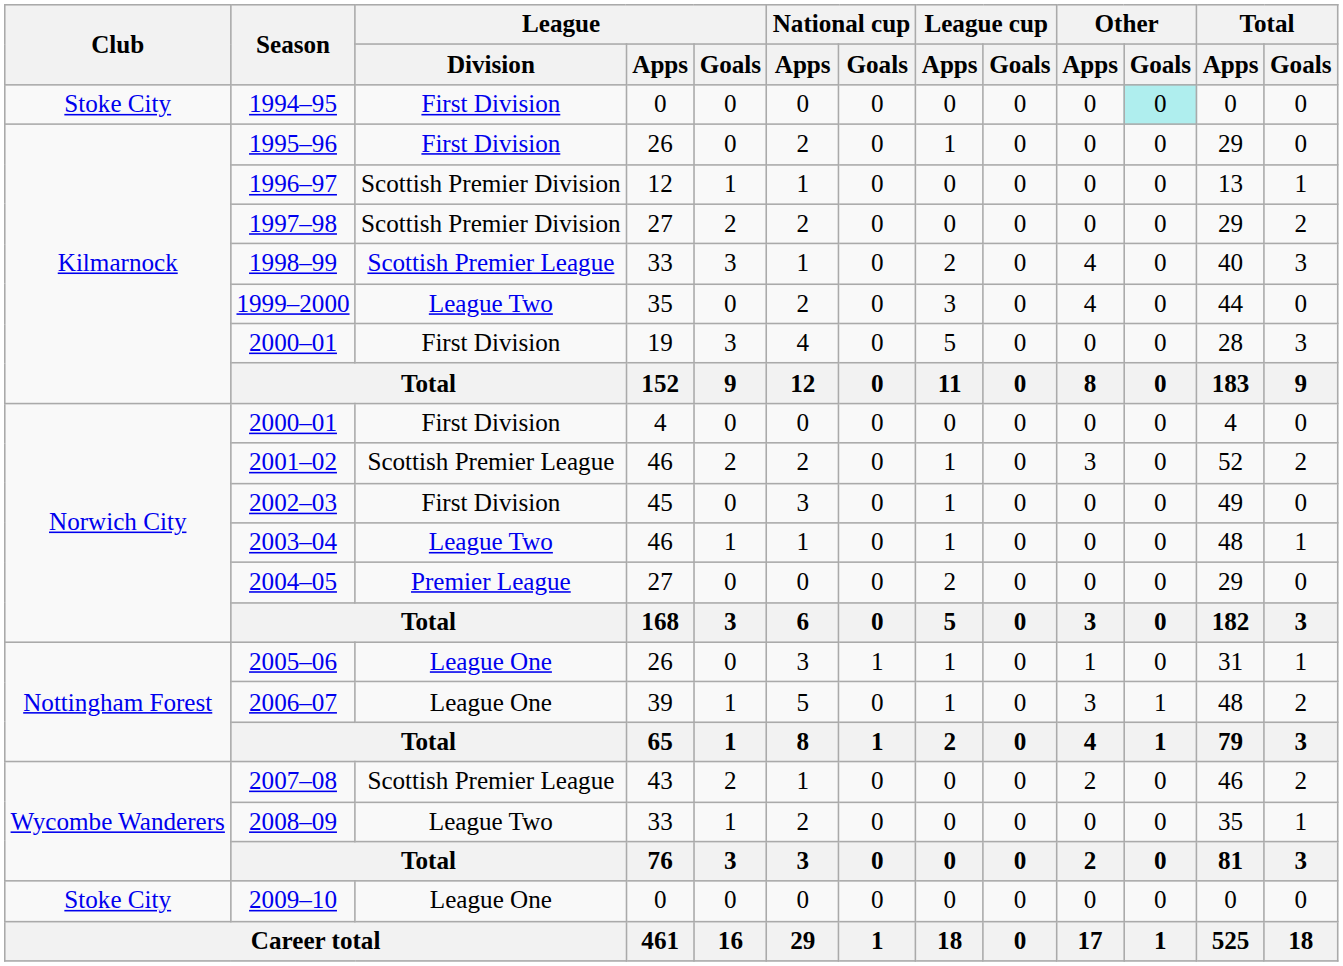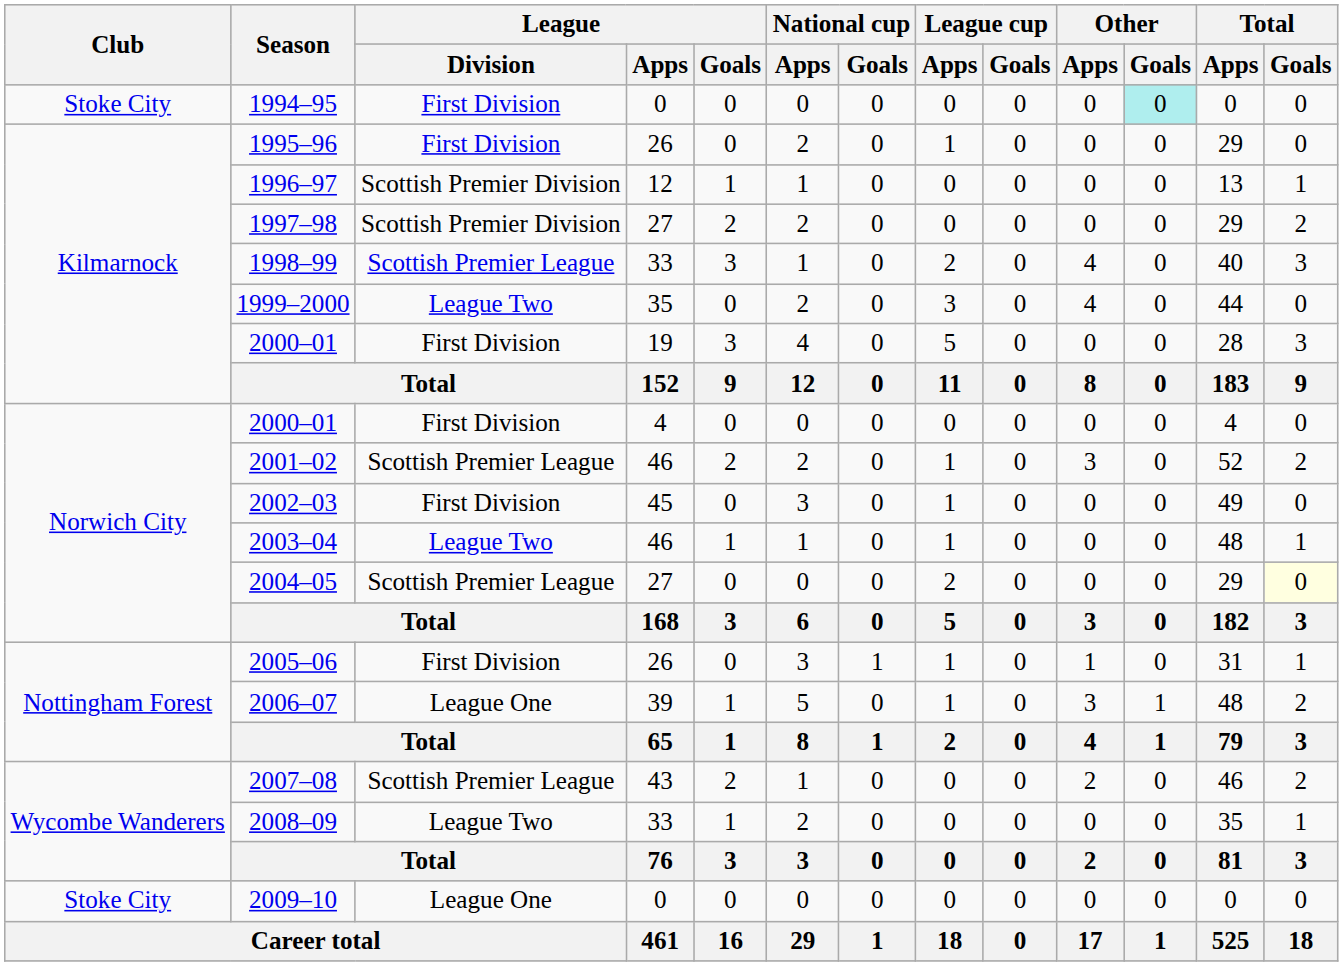(491, 582) Premier League -> (491, 582) Scottish Premier League
(1301, 582) no background -> (1301, 582) lightyellow background
(491, 661) League One -> (491, 661) First Division
